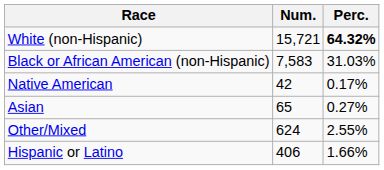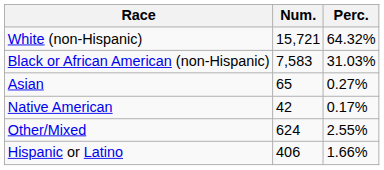(351, 38) bold -> (351, 38) normal
rows swapped: (60, 84) <-> (26, 107)
